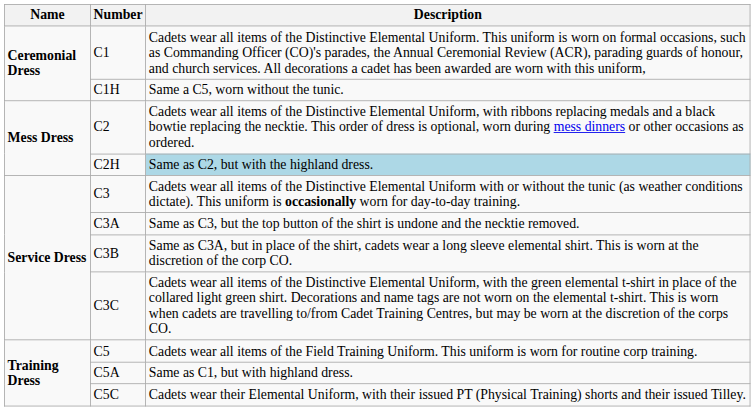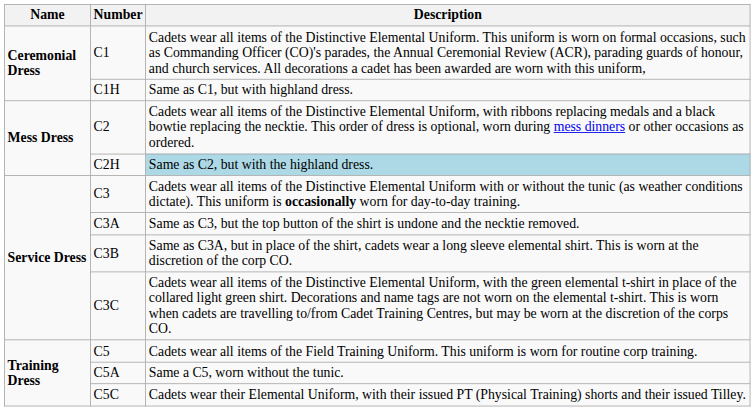(246, 90) Same a C5, worn without the tunic. -> (251, 90) Same as C1, but with highland dress.
(251, 372) Same as C1, but with highland dress. -> (246, 372) Same a C5, worn without the tunic.
